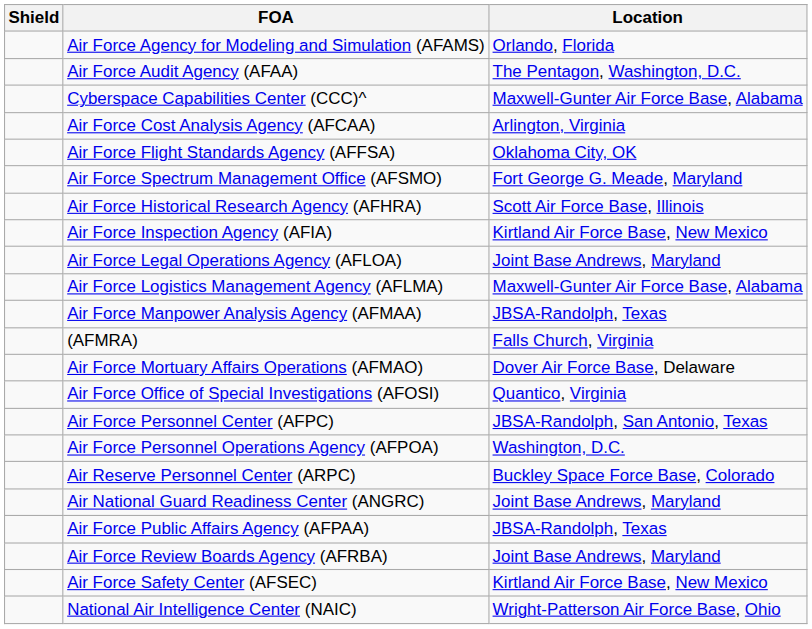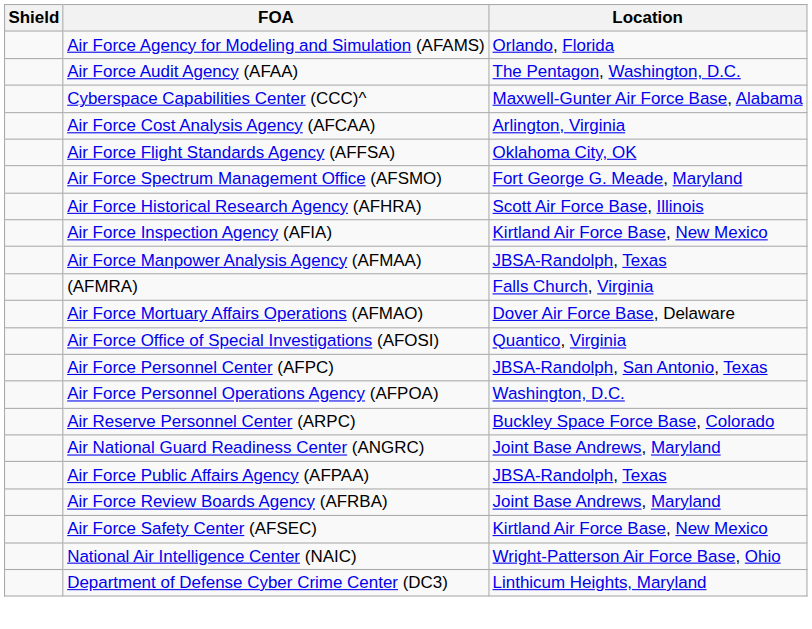- row: (234, 260)
- row: (255, 286)
+ row: (258, 582)
